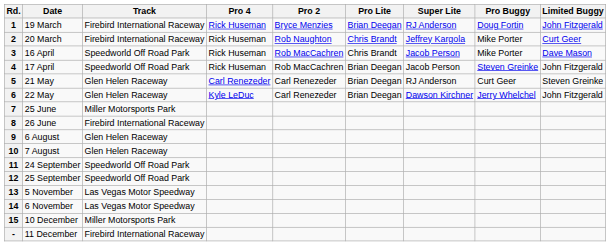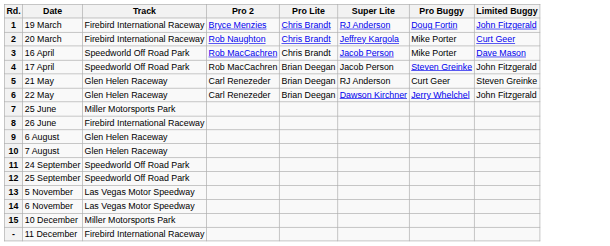- column: (239, 11)
(375, 25) Brian Deegan -> (306, 25) Chris Brandt
